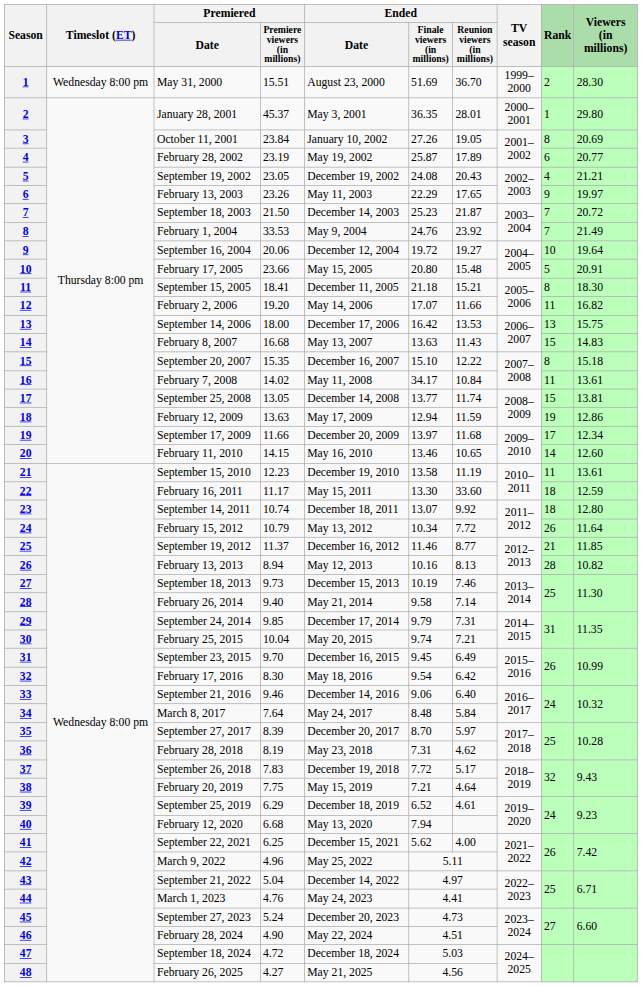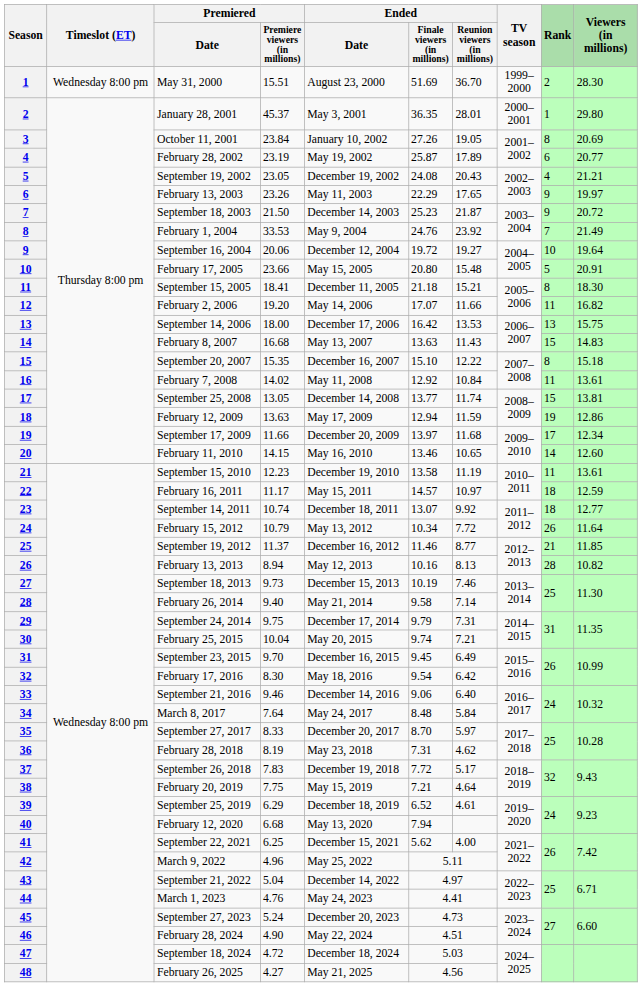(547, 213) 7 -> (547, 213) 9
(424, 379) 34.17 -> (424, 379) 12.92
(424, 491) 13.30 -> (424, 491) 14.57
(469, 491) 33.60 -> (469, 491) 10.97
(590, 509) 12.80 -> (590, 509) 12.77
(273, 620) 9.85 -> (273, 620) 9.75
(273, 731) 8.39 -> (273, 731) 8.33
